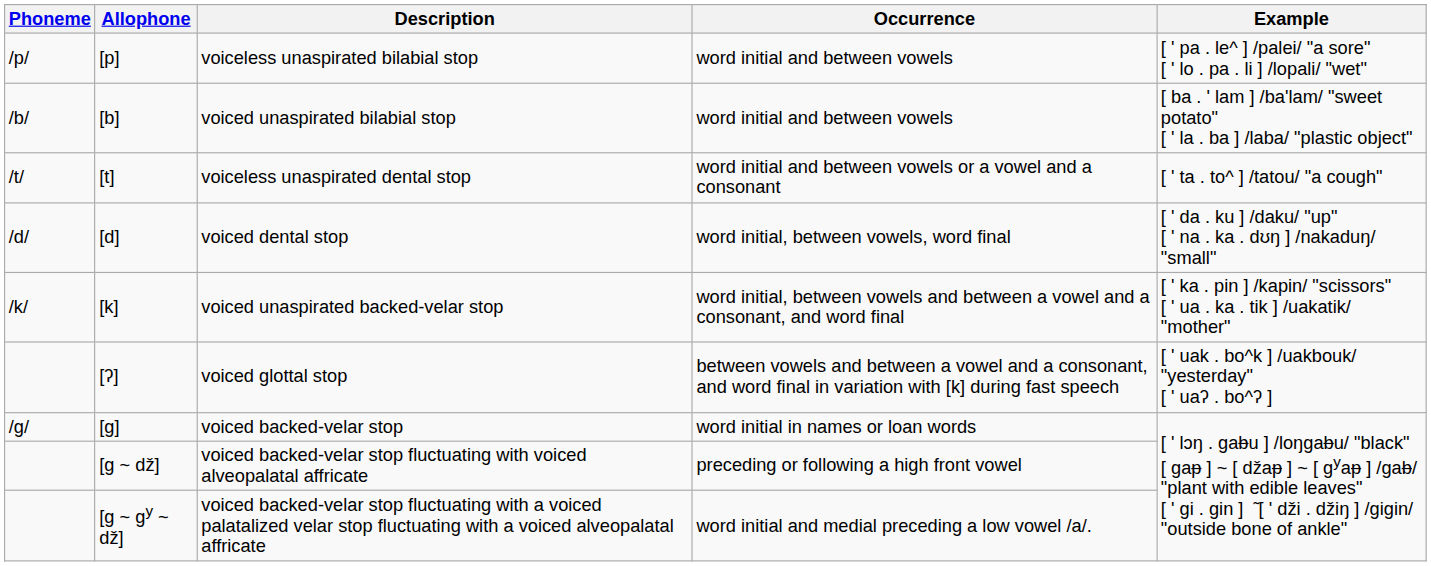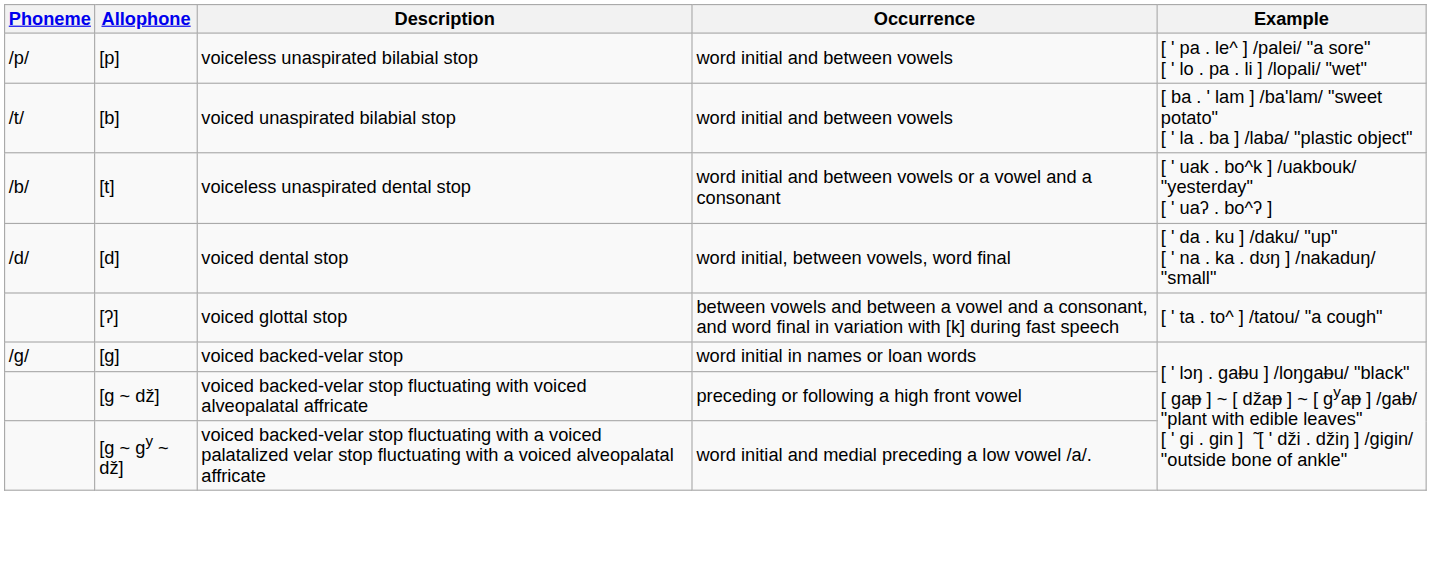(19, 117) /b/ -> (16, 117) /t/
(16, 177) /t/ -> (19, 187) /b/
(1272, 177) [ ' ta . to^ ] /tatou/ "a cough" -> (1259, 187) [ ' uak . bo^k ] /uakbouk/ "yesterday" [ ' uaʔ . bo^ʔ ]
- row: (352, 307)
(1259, 377) [ ' uak . bo^k ] /uakbouk/ "yesterday" [ ' uaʔ . bo^ʔ ] -> (1272, 317) [ ' ta . to^ ] /tatou/ "a cough"
